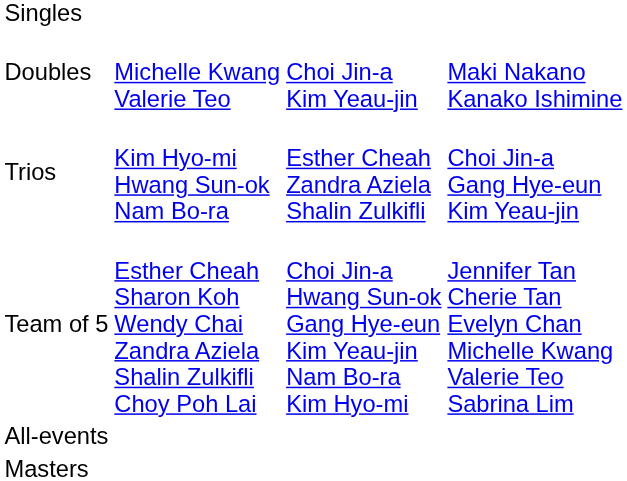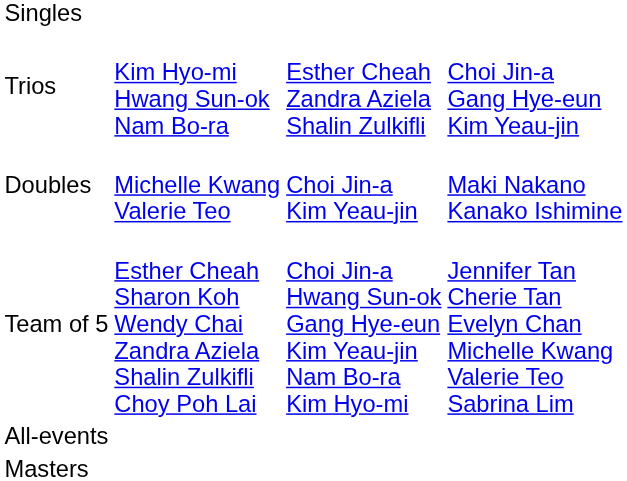rows swapped: (48, 72) <-> (30, 171)
